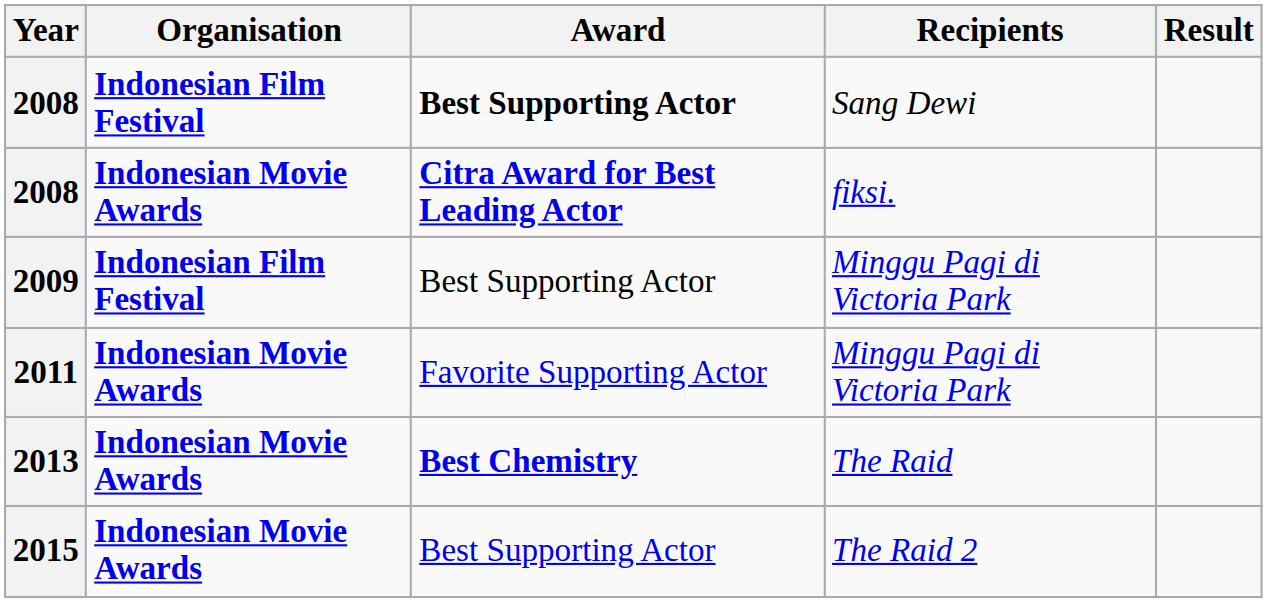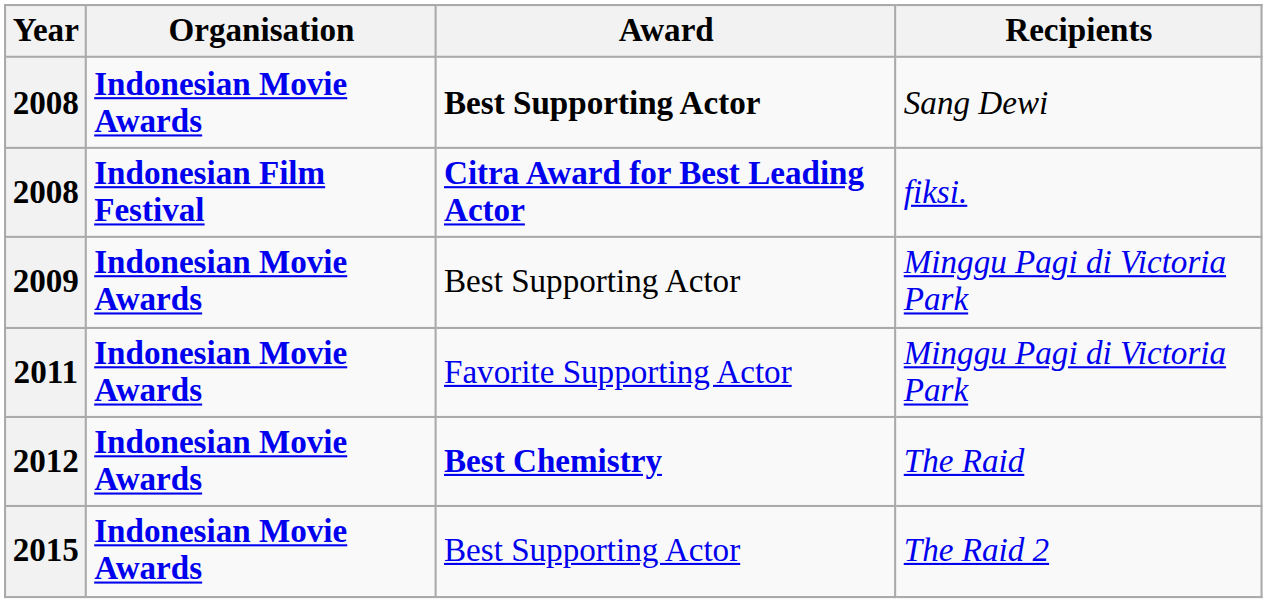- column: (1209, 30)
(210, 101) Indonesian Film Festival -> (221, 101) Indonesian Movie Awards
(221, 191) Indonesian Movie Awards -> (210, 191) Indonesian Film Festival
(210, 281) Indonesian Film Festival -> (221, 281) Indonesian Movie Awards
(46, 461) 2013 -> (46, 461) 2012
